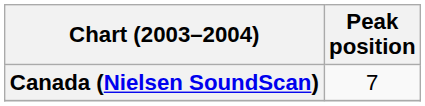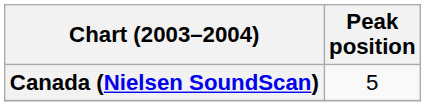(372, 82) 7 -> (372, 82) 5
